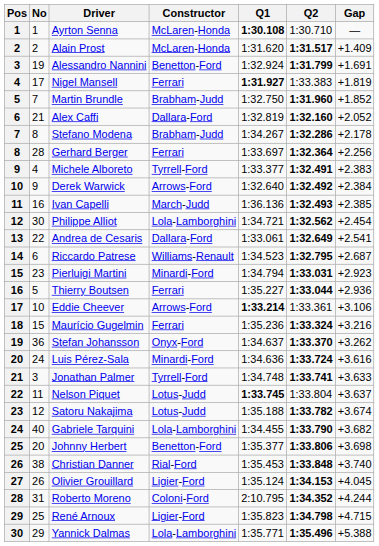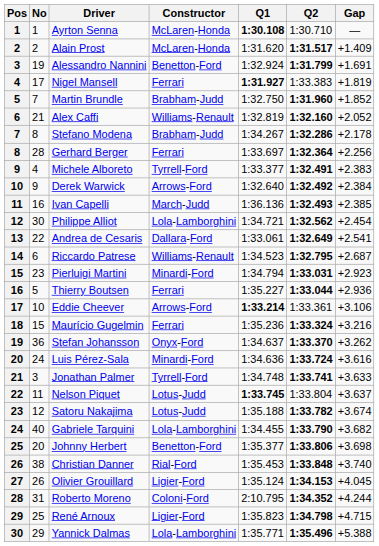(182, 117) Dallara-Ford -> (193, 117) Williams-Renault
